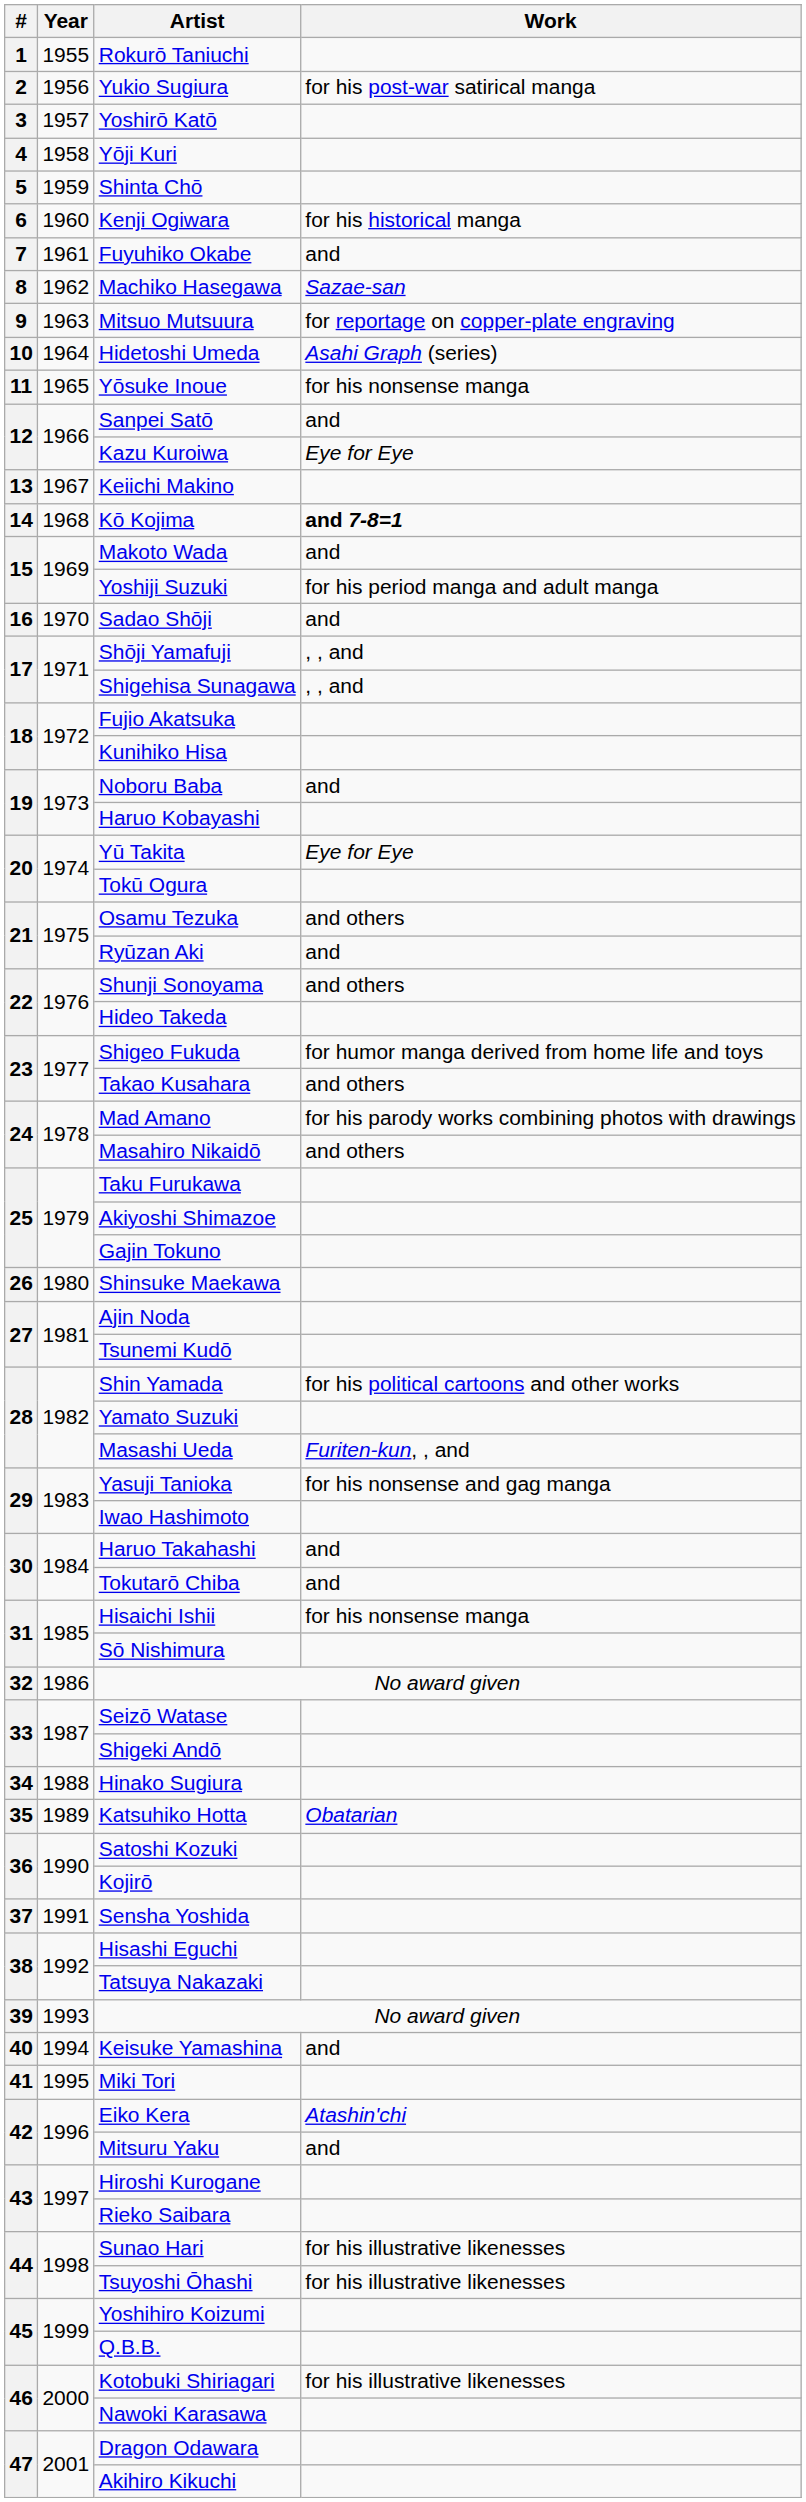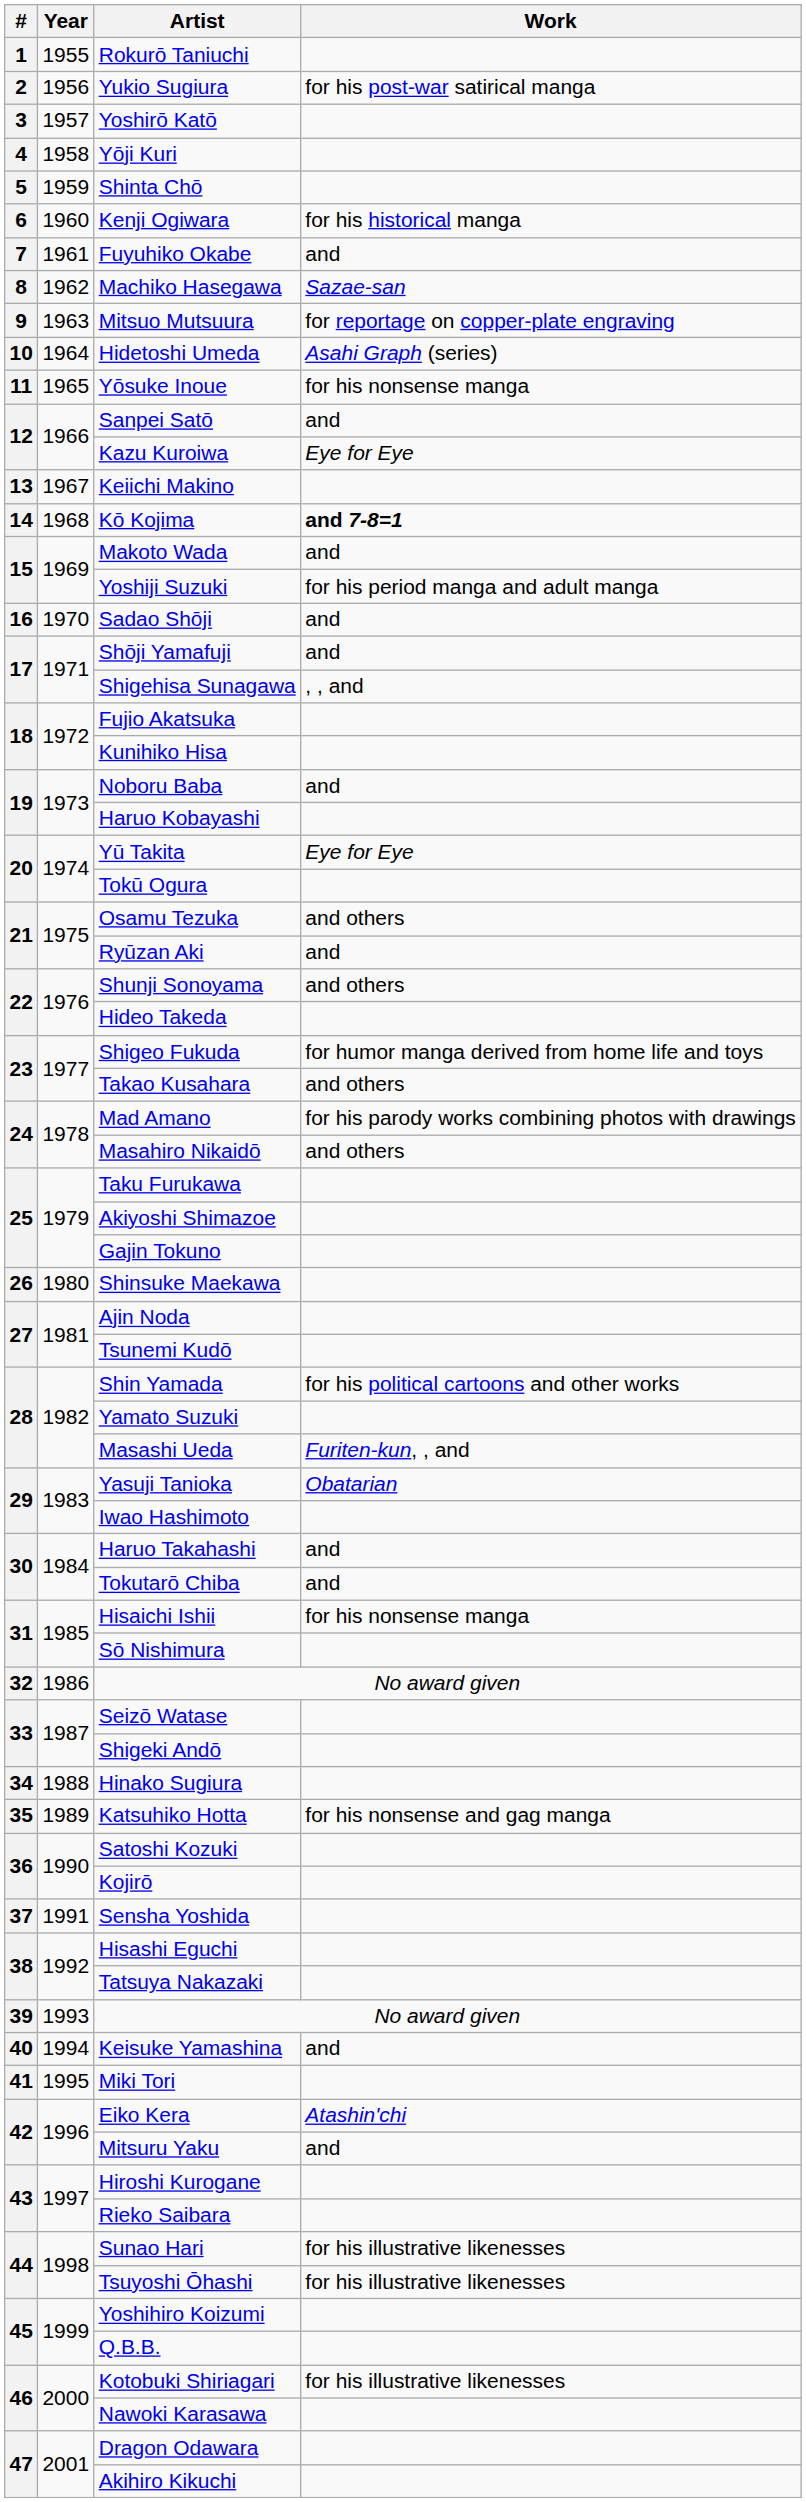(334, 652) , , and -> (323, 652) and
(458, 1483) for his nonsense and gag manga -> (351, 1483) Obatarian
(351, 1816) Obatarian -> (458, 1816) for his nonsense and gag manga
